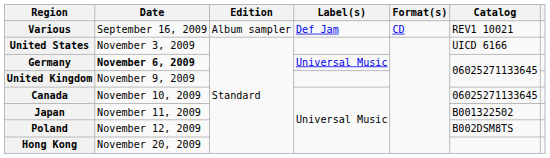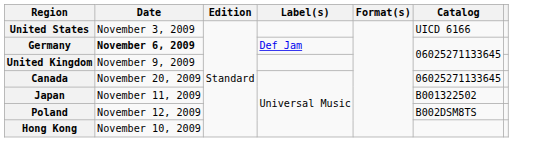- row: (50, 29)
(342, 62) Universal Music -> (281, 46) Def Jam
(149, 95) November 10, 2009 -> (149, 79) November 20, 2009
(149, 145) November 20, 2009 -> (149, 128) November 10, 2009
